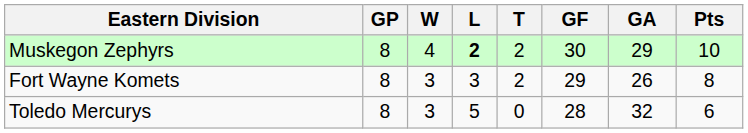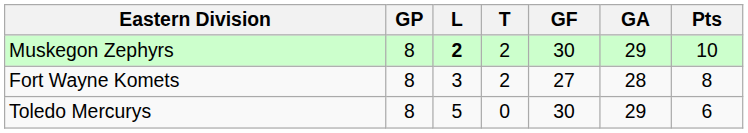- column: (430, 19)
(575, 81) 29 -> (564, 81) 27
(642, 81) 26 -> (635, 81) 28
(575, 111) 28 -> (564, 111) 30
(642, 111) 32 -> (635, 111) 29
